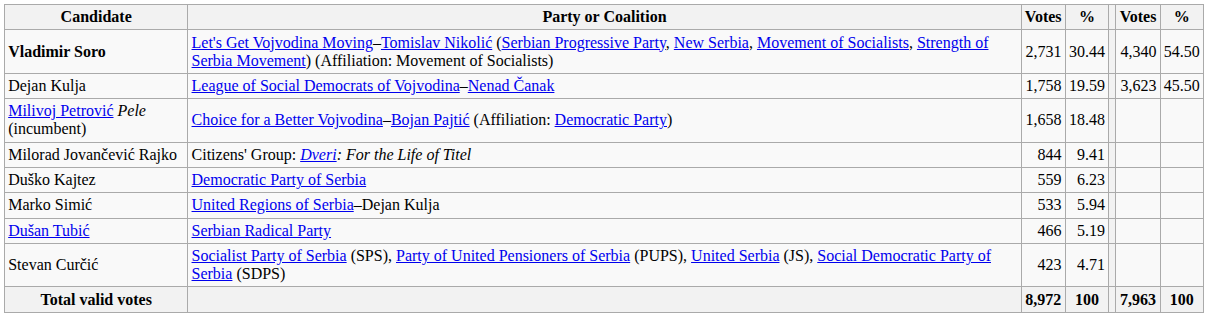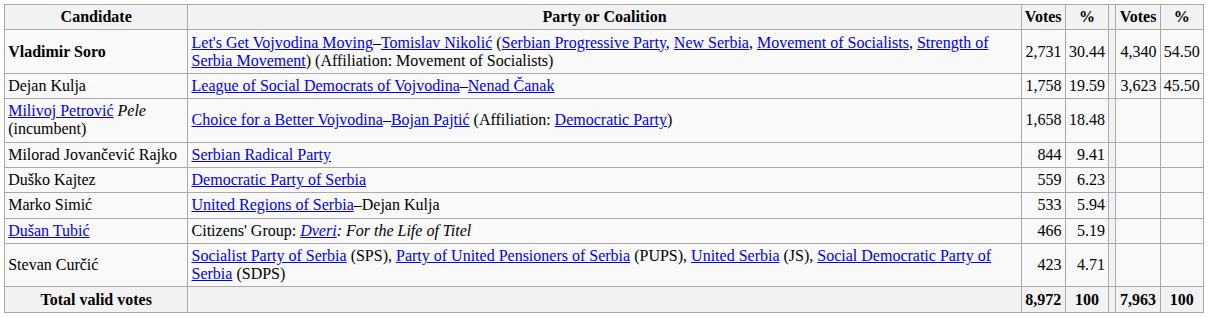(331, 154) Citizens' Group: Dveri: For the Life of Titel -> (261, 154) Serbian Radical Party
(261, 230) Serbian Radical Party -> (331, 230) Citizens' Group: Dveri: For the Life of Titel
